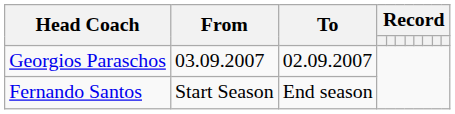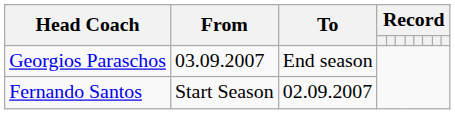(327, 60) 02.09.2007 -> (328, 60) End season
(328, 92) End season -> (327, 92) 02.09.2007
